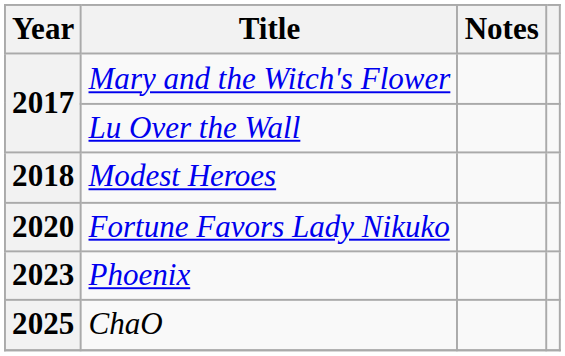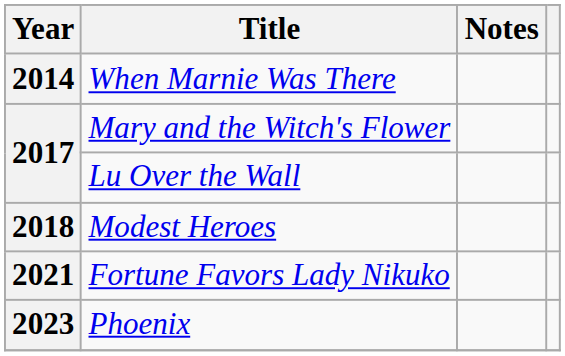+ row: (242, 78)
(43, 226) 2020 -> (43, 275) 2021
- row: (126, 324)
